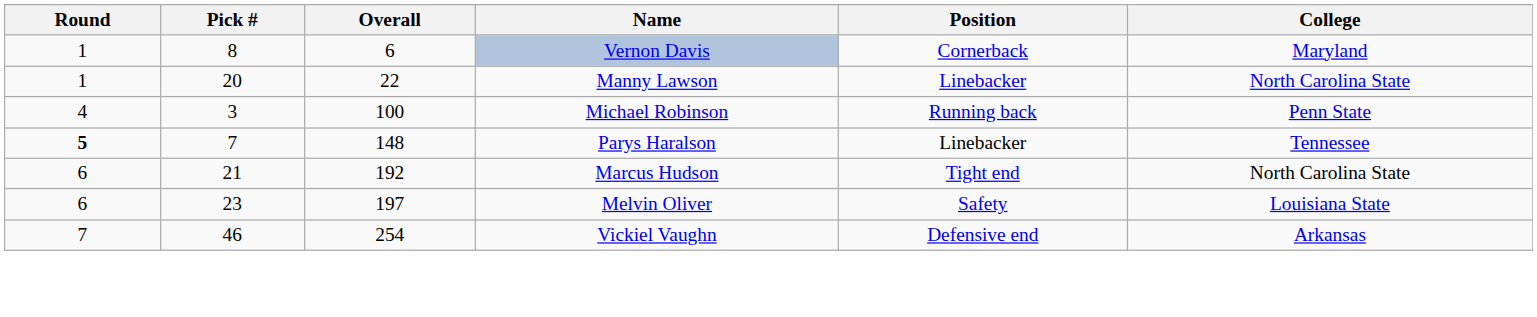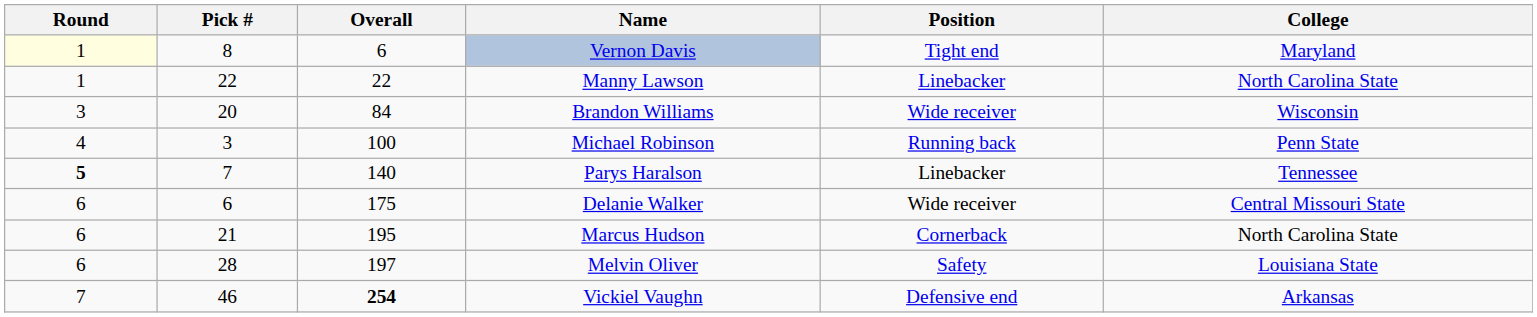(82, 50) no background -> (81, 50) lightyellow background
(983, 50) Cornerback -> (962, 50) Tight end
(232, 81) 20 -> (227, 81) 22
+ row: (643, 111)
(390, 142) 148 -> (381, 173) 140
+ row: (643, 204)
(390, 173) 192 -> (381, 234) 195
(983, 173) Tight end -> (962, 234) Cornerback
(232, 204) 23 -> (227, 265) 28
(390, 234) normal -> (381, 296) bold
